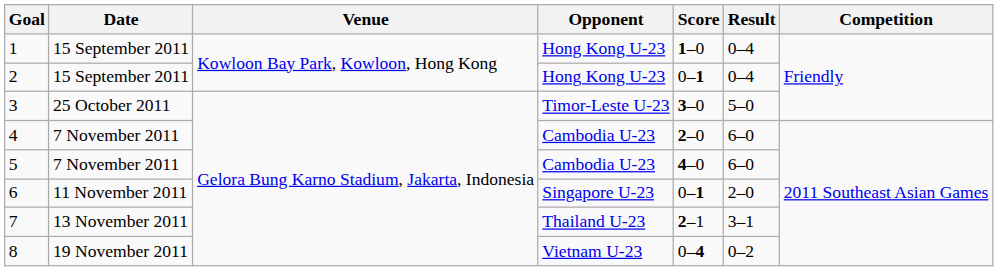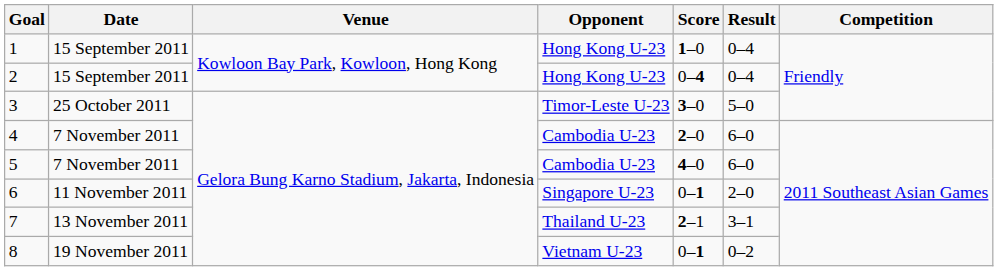(691, 77) 0–1 -> (691, 77) 0–4
(691, 251) 0–4 -> (691, 251) 0–1
